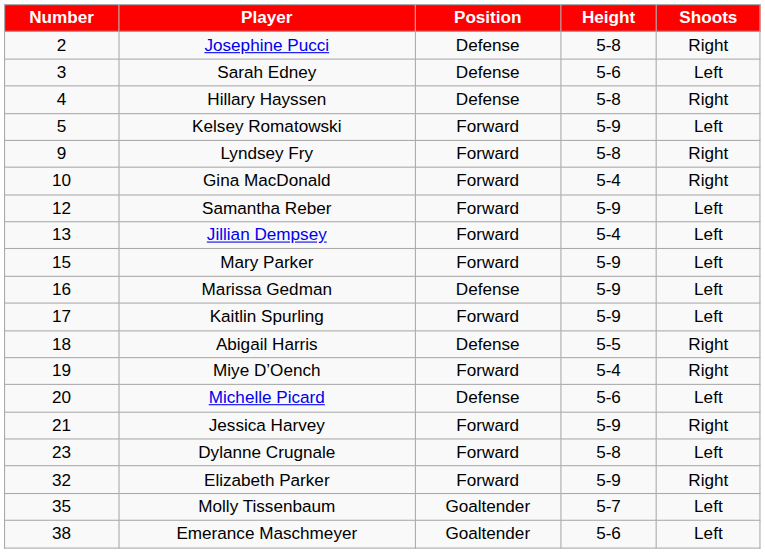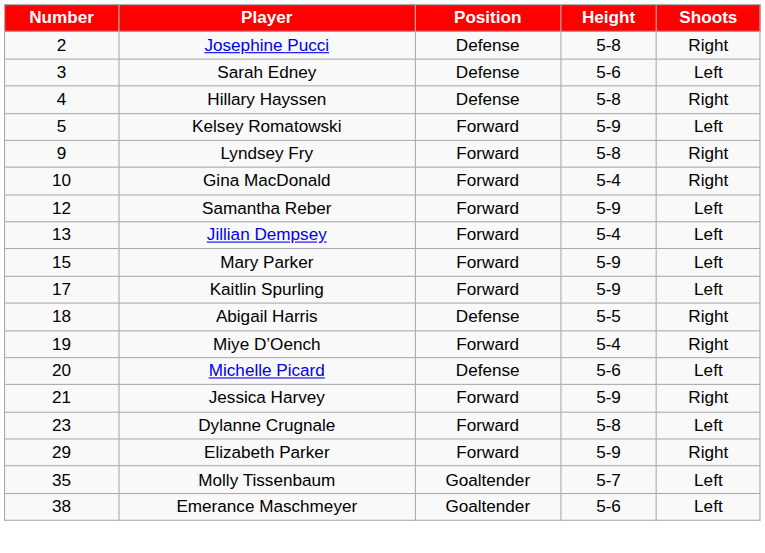- row: (267, 289)
(62, 479) 32 -> (62, 452) 29
